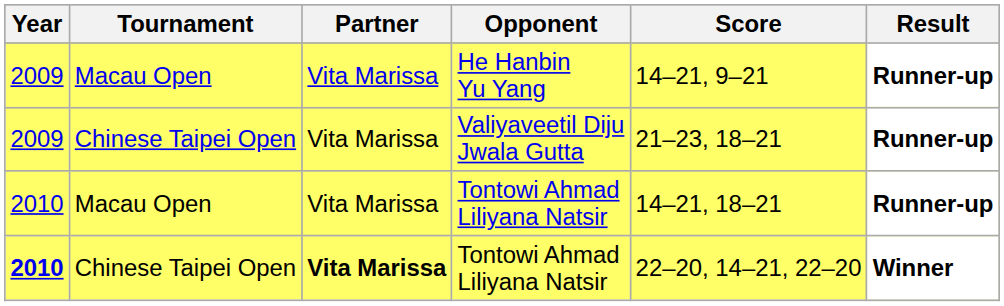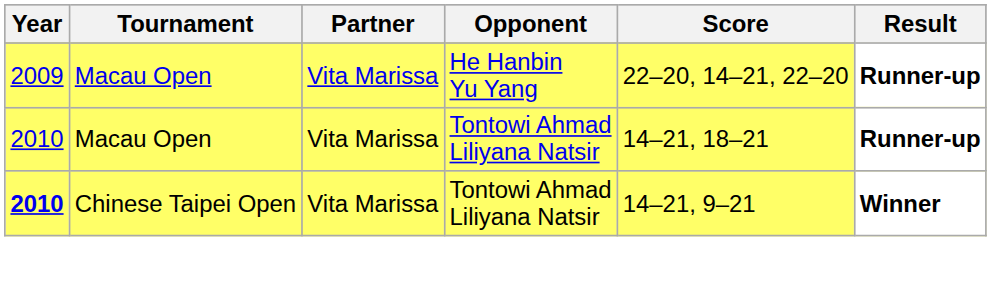(702, 75) 14–21, 9–21 -> (736, 75) 22–20, 14–21, 22–20
- row: (185, 139)
(377, 268) bold -> (373, 204) normal
(749, 268) 22–20, 14–21, 22–20 -> (689, 204) 14–21, 9–21
